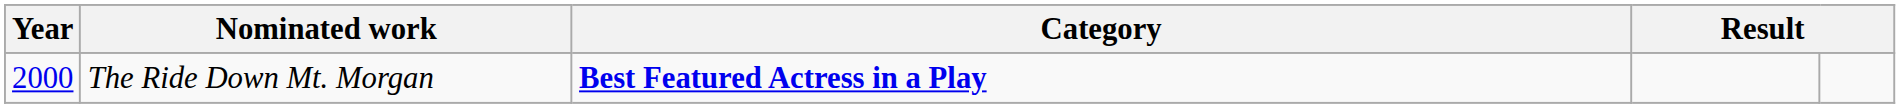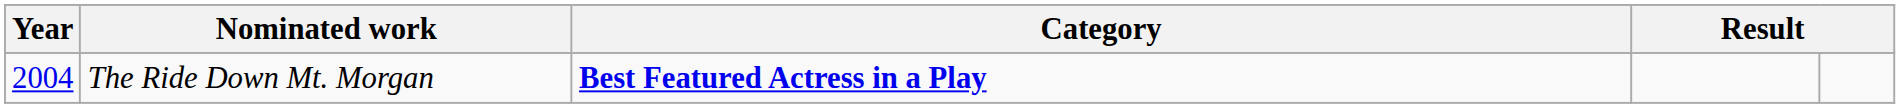(43, 77) 2000 -> (43, 77) 2004
